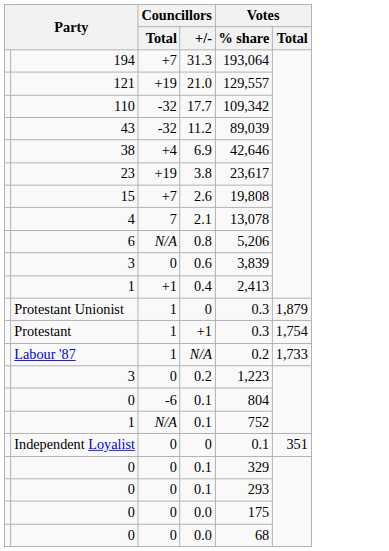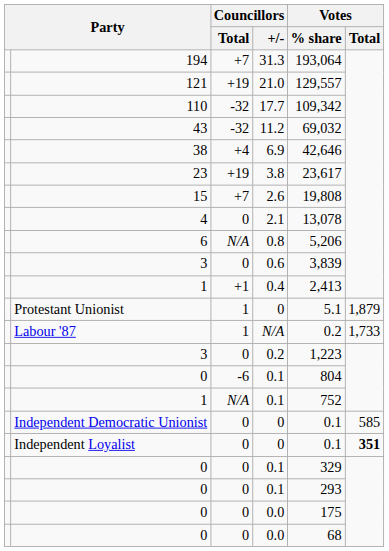(250, 128) 89,039 -> (322, 128) 69,032
(173, 219) 7 -> (246, 219) 0
(260, 309) 0.3 -> (333, 309) 5.1
- row: (43, 331)
+ row: (111, 422)
(297, 444) normal -> (370, 444) bold
